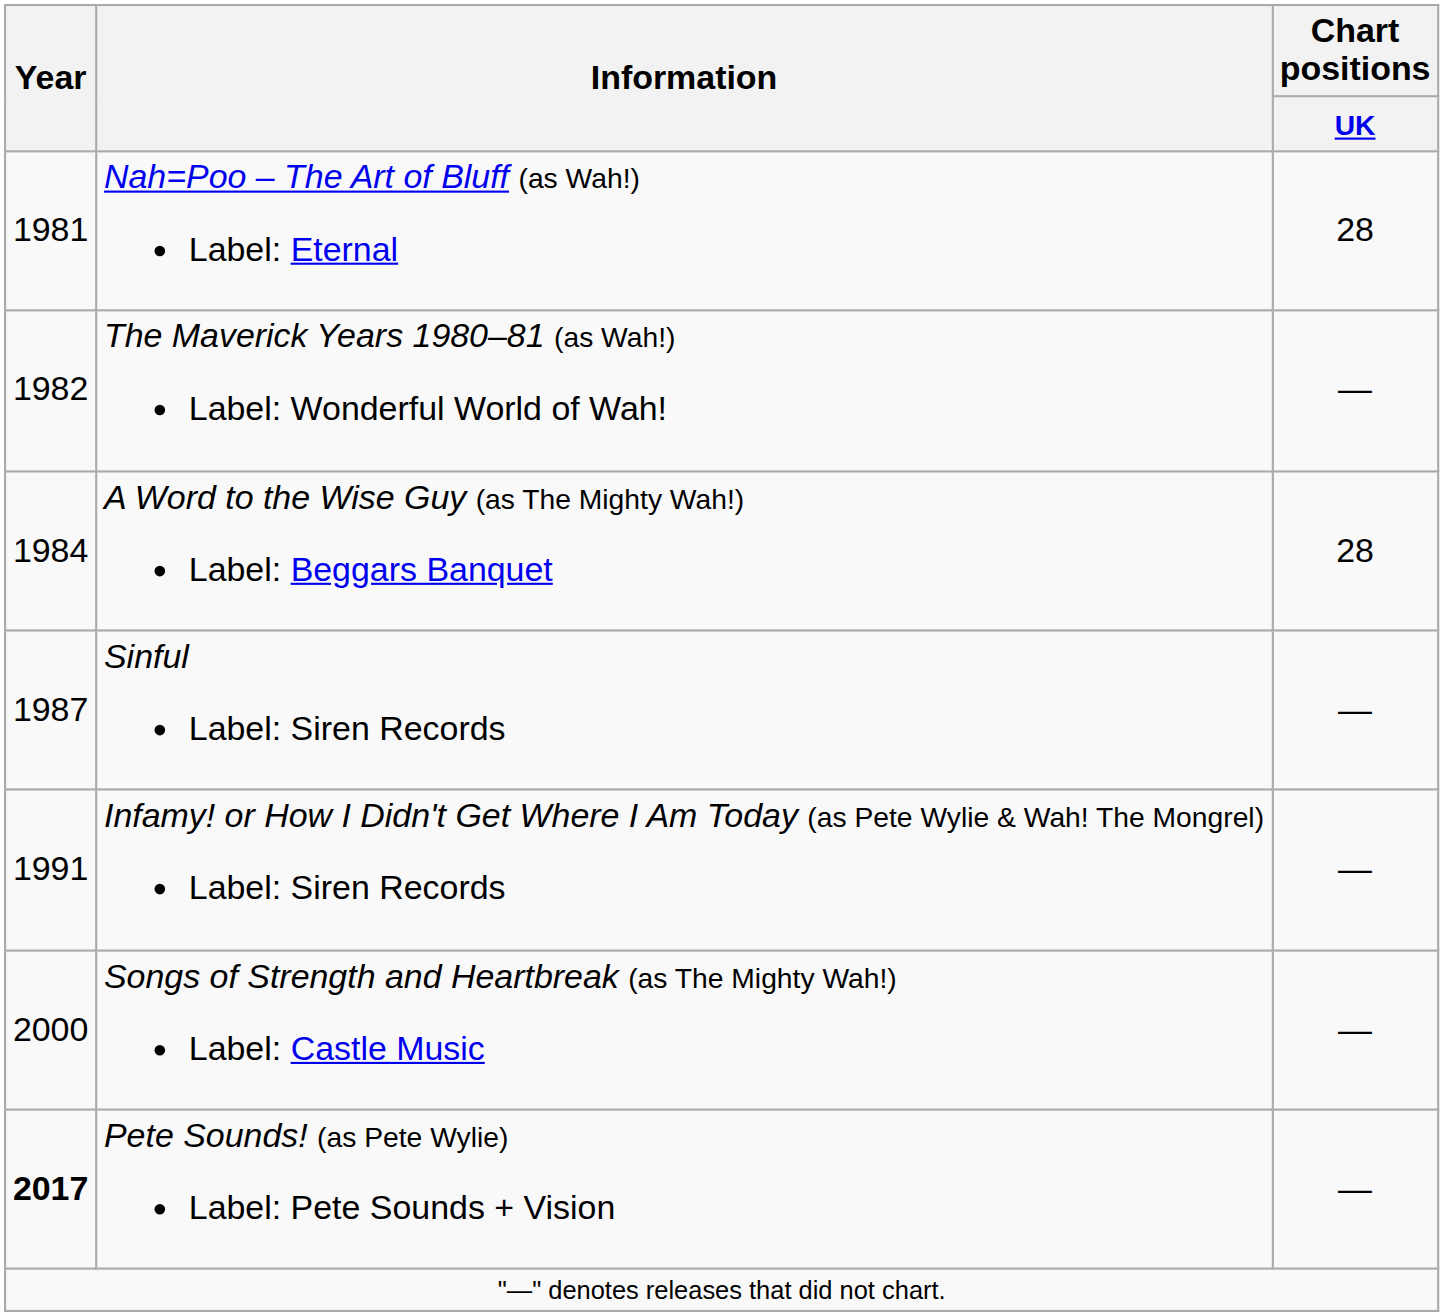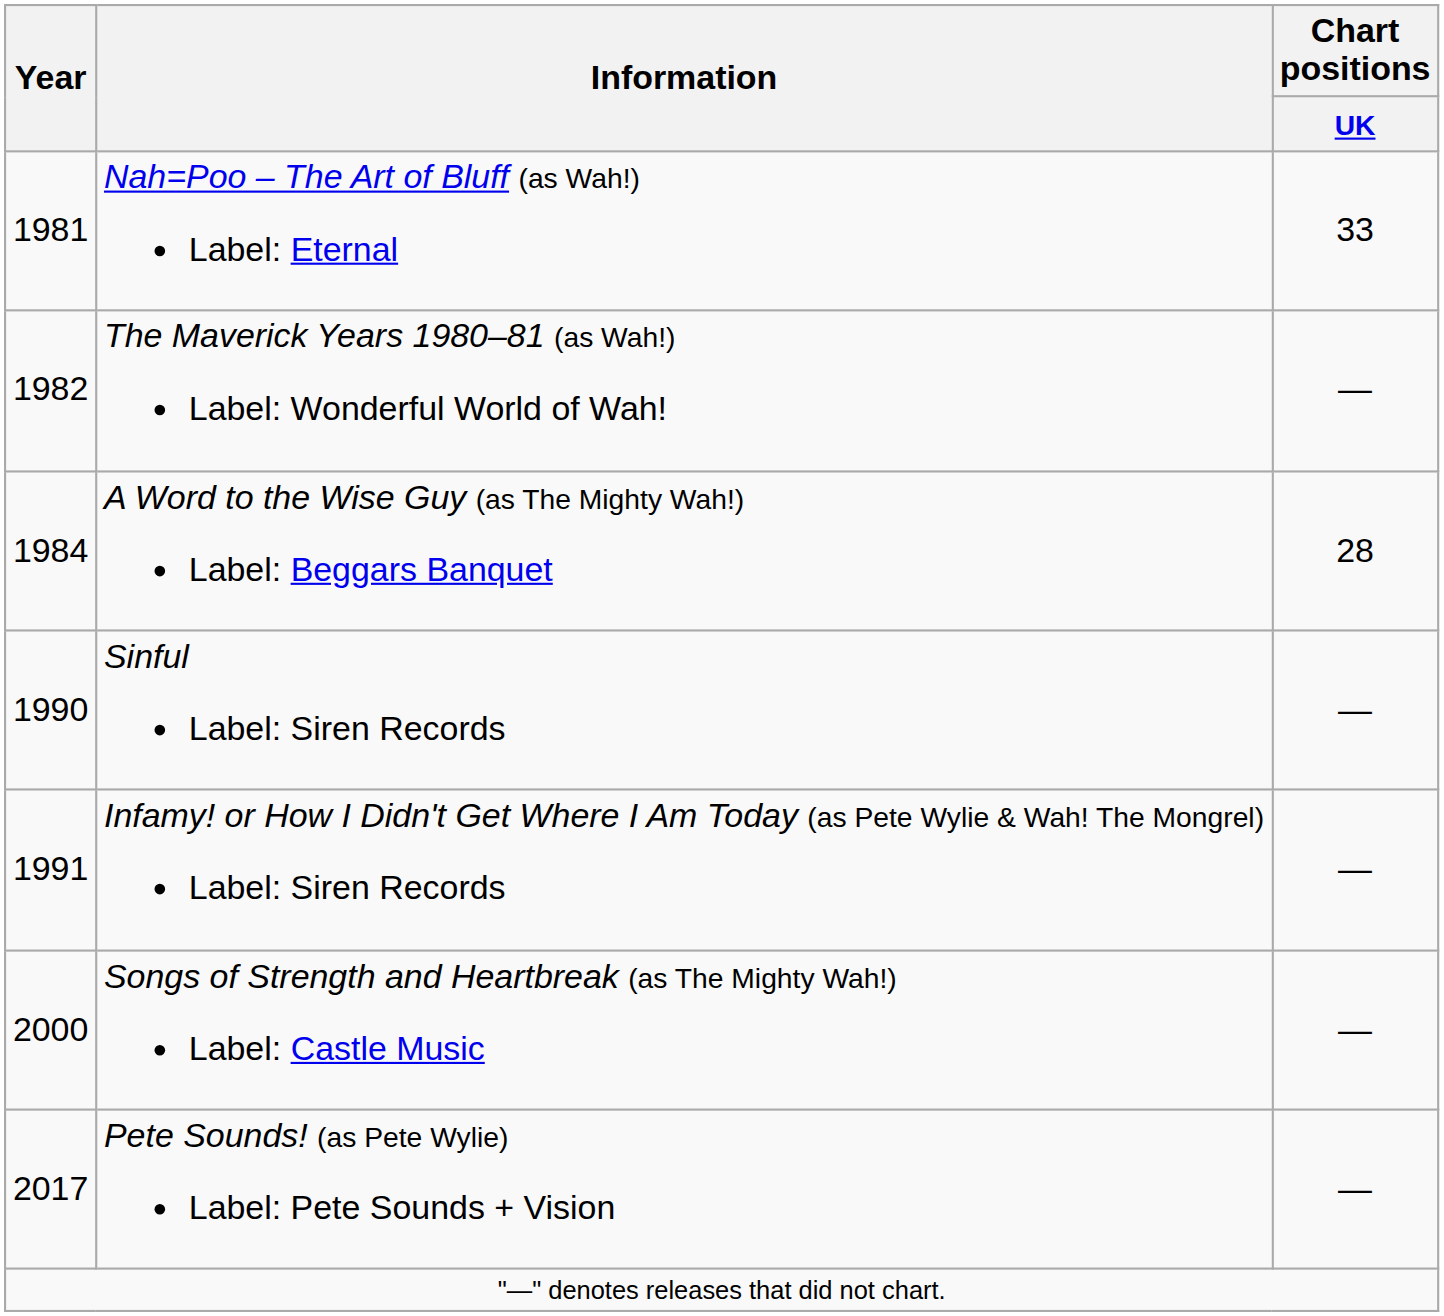(1355, 230) 28 -> (1355, 230) 33
(51, 709) 1987 -> (51, 709) 1990
(51, 1188) bold -> (51, 1188) normal
